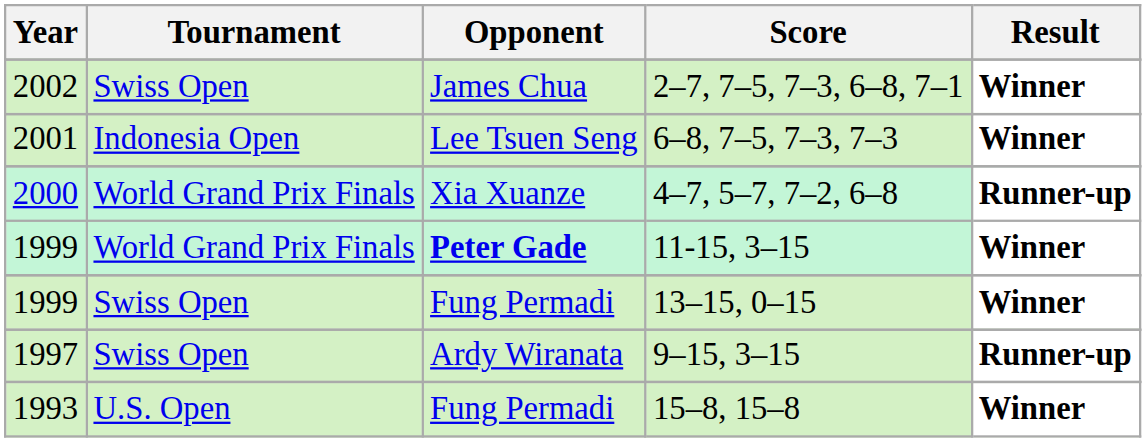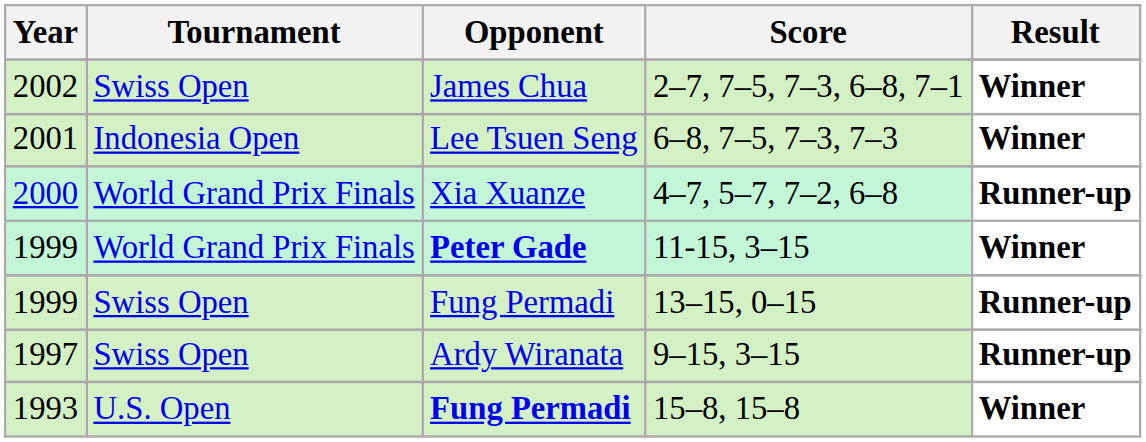(1032, 301) Winner -> (1055, 301) Runner-up
(522, 409) normal -> (530, 409) bold
